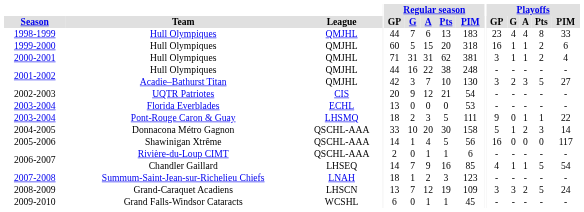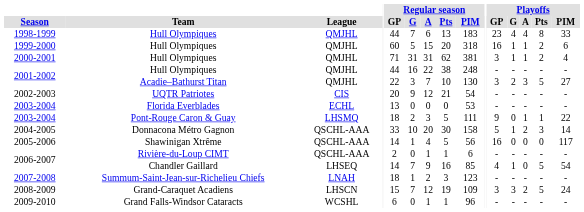(394, 82) 42 -> (394, 82) 22
(525, 166) 1 -> (525, 166) 0
(394, 190) 13 -> (394, 190) 15
(470, 202) 45 -> (470, 202) 96
